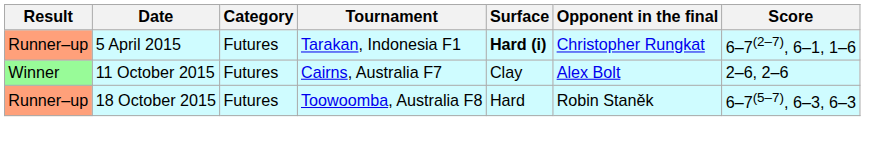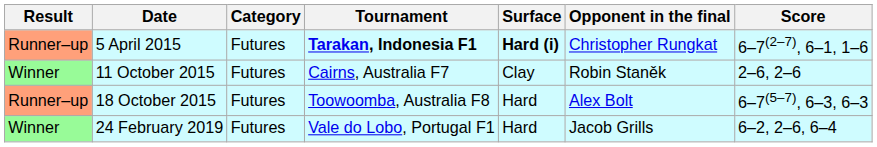(381, 45) normal -> (392, 45) bold
(589, 72) Alex Bolt -> (617, 72) Robin Staněk
(605, 100) Robin Staněk -> (601, 100) Alex Bolt
+ row: (159, 128)
